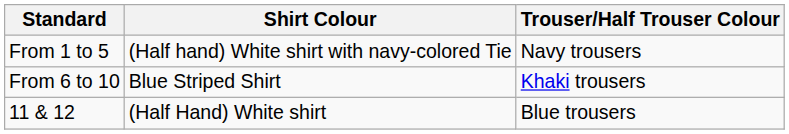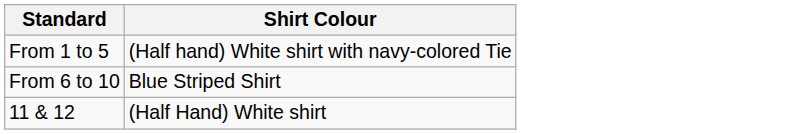- column: (650, 19)
